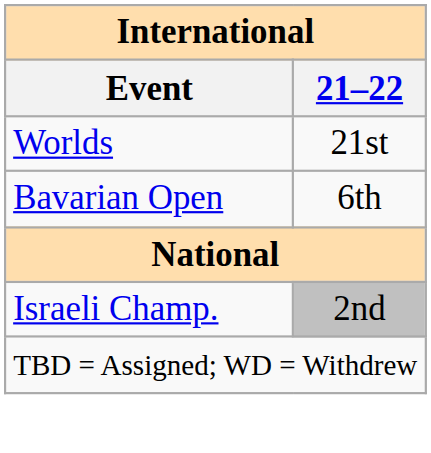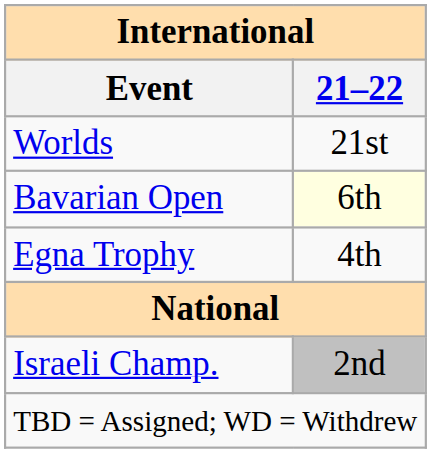(359, 198) no background -> (359, 198) lightyellow background
+ row: (104, 253)
